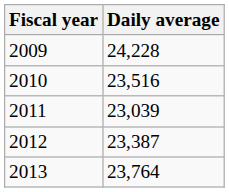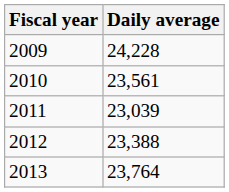(133, 80) 23,516 -> (133, 80) 23,561
(133, 141) 23,387 -> (133, 141) 23,388
